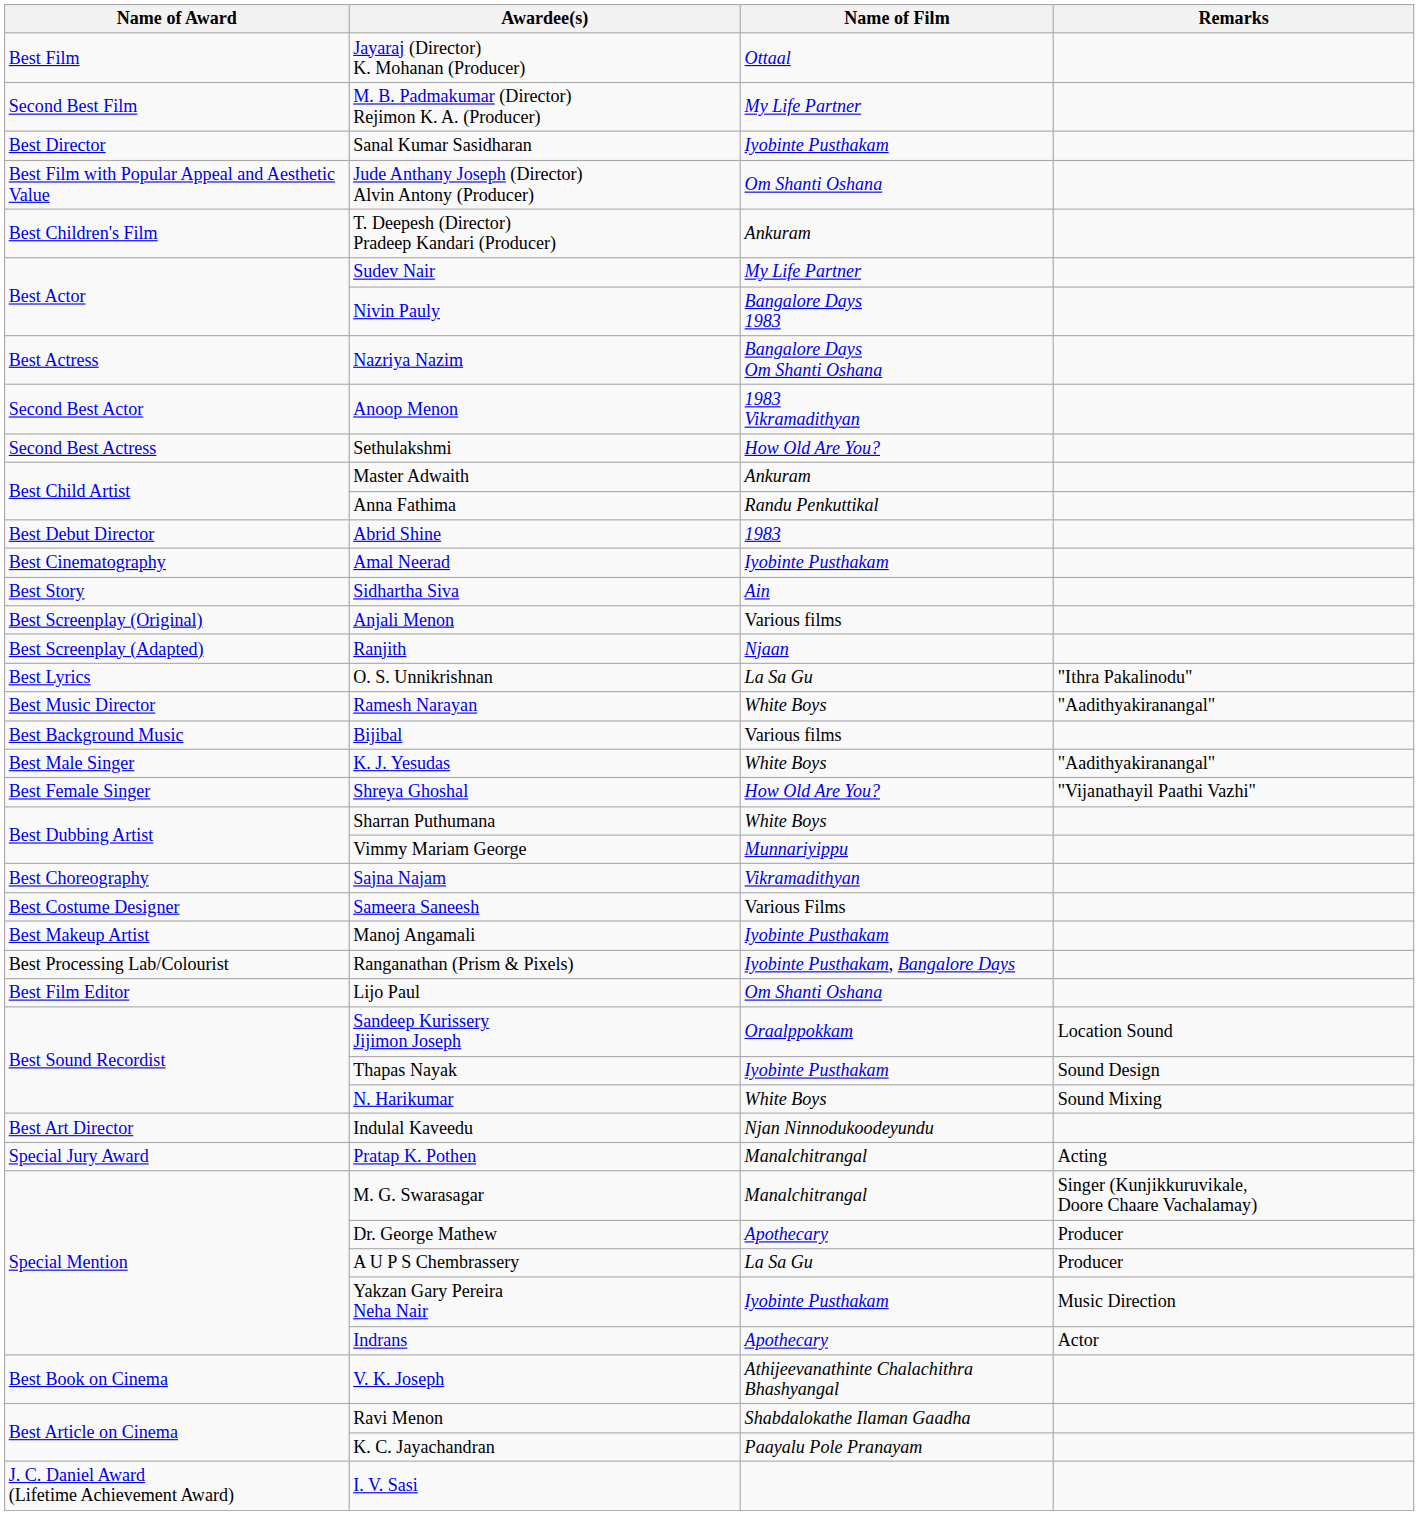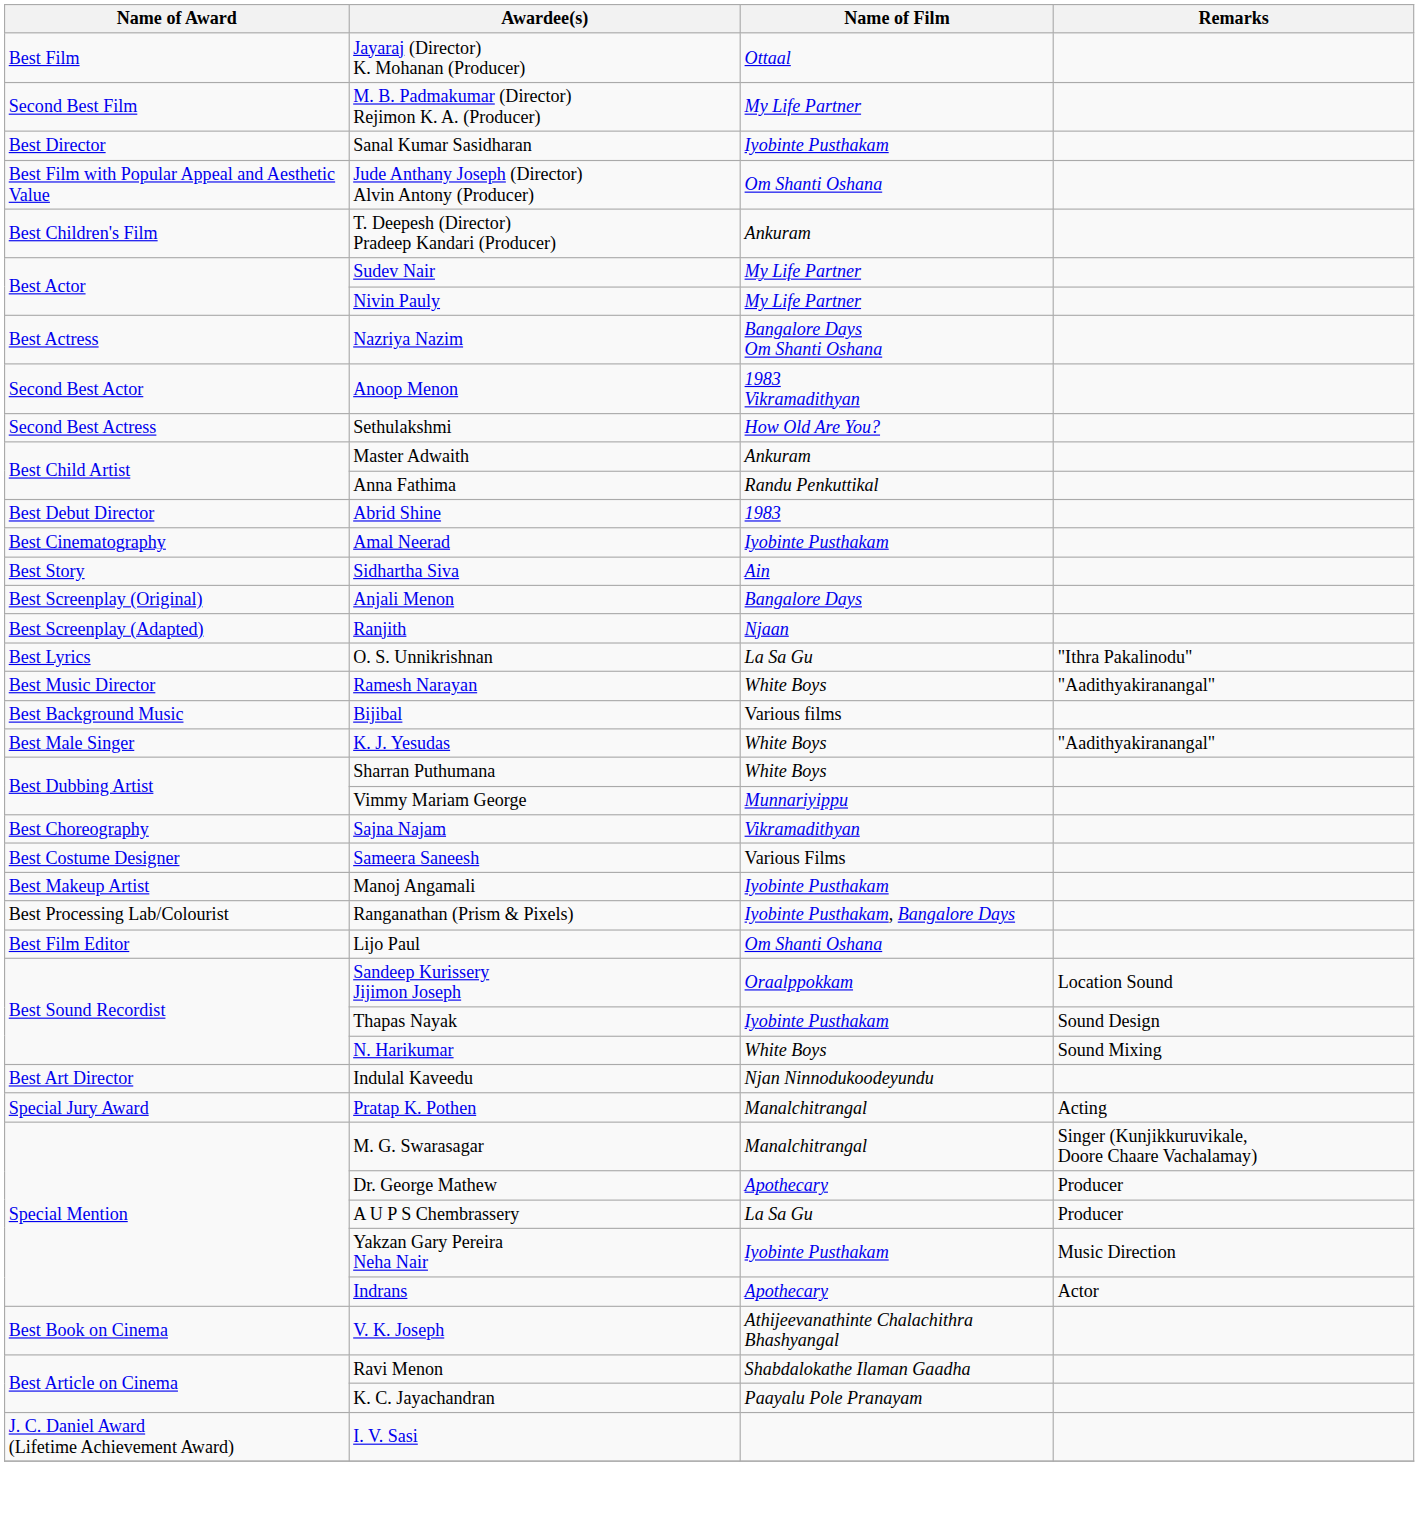(803, 311) Bangalore Days 1983 -> (803, 300) My Life Partner
(793, 619) Various films -> (803, 599) Bangalore Days
- row: (411, 792)
